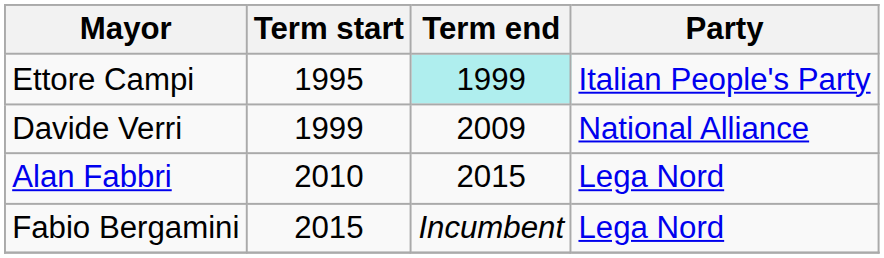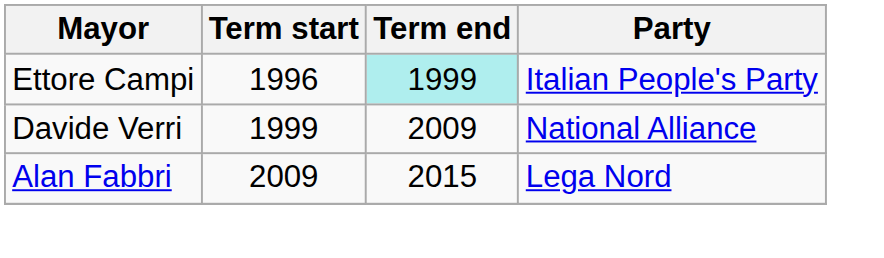(329, 78) 1995 -> (284, 78) 1996
(329, 177) 2010 -> (284, 177) 2009
- row: (126, 227)
